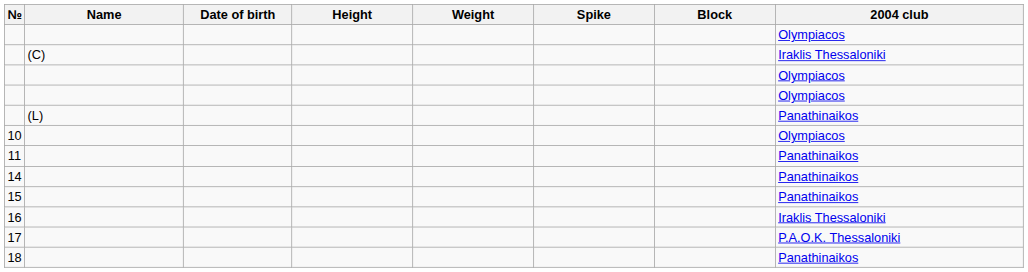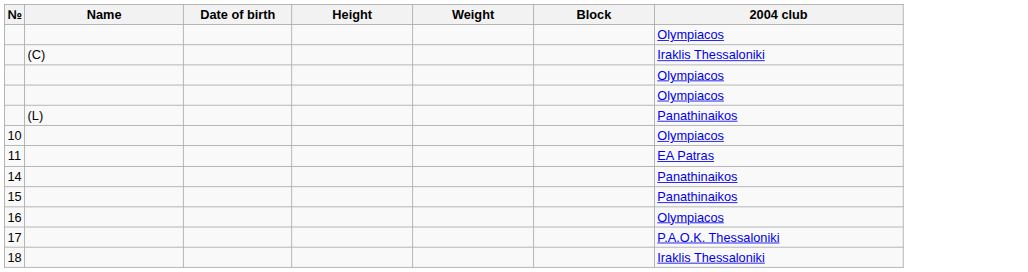- column: (594, 15)
(818, 156) Panathinaikos -> (686, 156) EA Patras
(832, 217) Iraklis Thessaloniki -> (691, 217) Olympiacos
(818, 257) Panathinaikos -> (711, 257) Iraklis Thessaloniki
